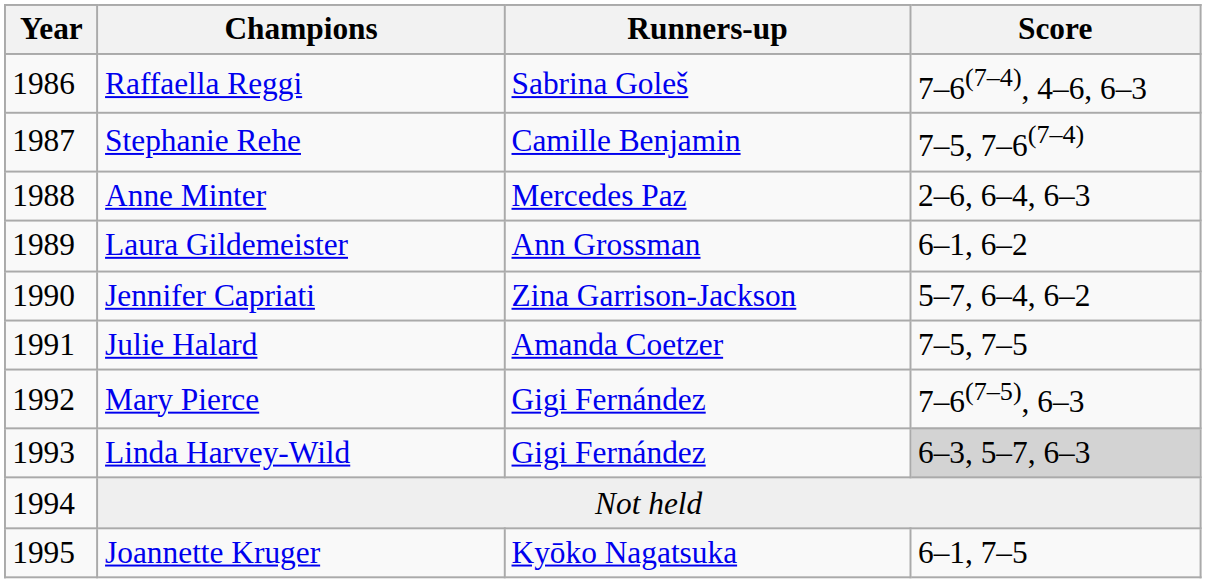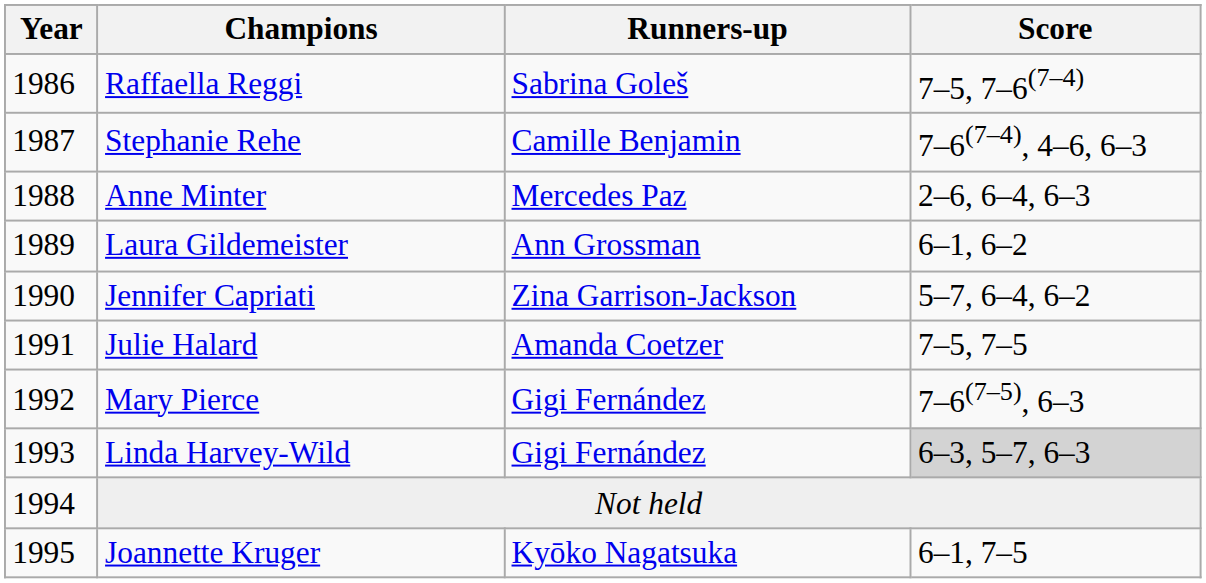(1033, 83) 7–6(7–4), 4–6, 6–3 -> (1001, 83) 7–5, 7–6(7–4)
(1001, 141) 7–5, 7–6(7–4) -> (1033, 141) 7–6(7–4), 4–6, 6–3
